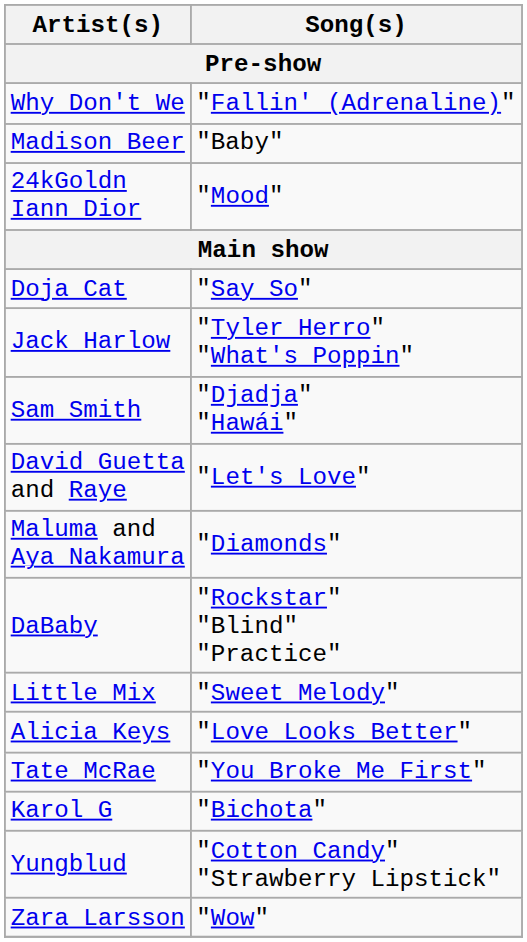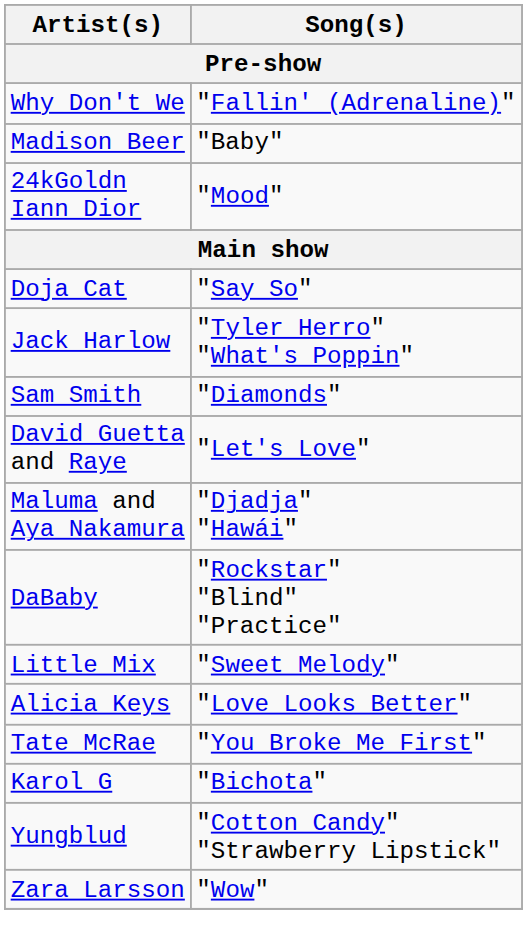(254, 410) "Djadja" "Hawái" -> (269, 396) "Diamonds"
(269, 544) "Diamonds" -> (254, 516) "Djadja" "Hawái"
